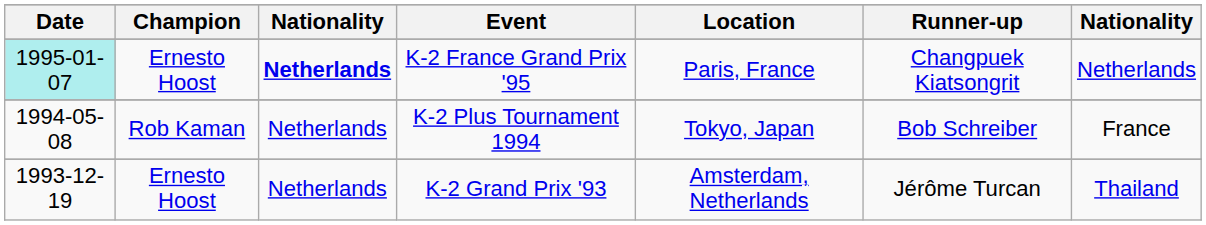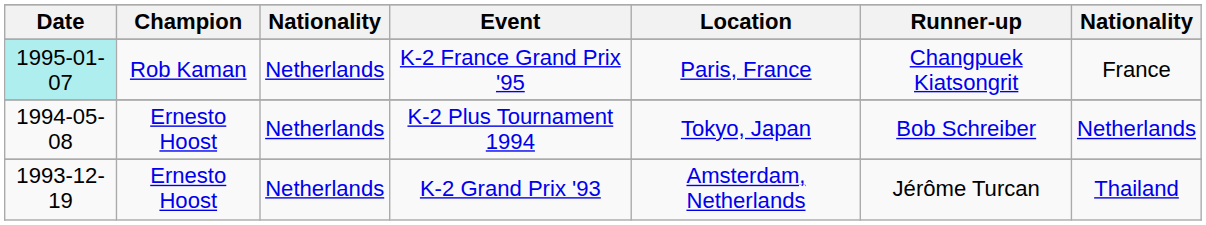(187, 69) Ernesto Hoost -> (188, 69) Rob Kaman
(327, 69) bold -> (325, 69) normal
(1137, 69) Netherlands -> (1136, 69) France
(187, 129) Rob Kaman -> (188, 129) Ernesto Hoost
(1136, 129) France -> (1137, 129) Netherlands
